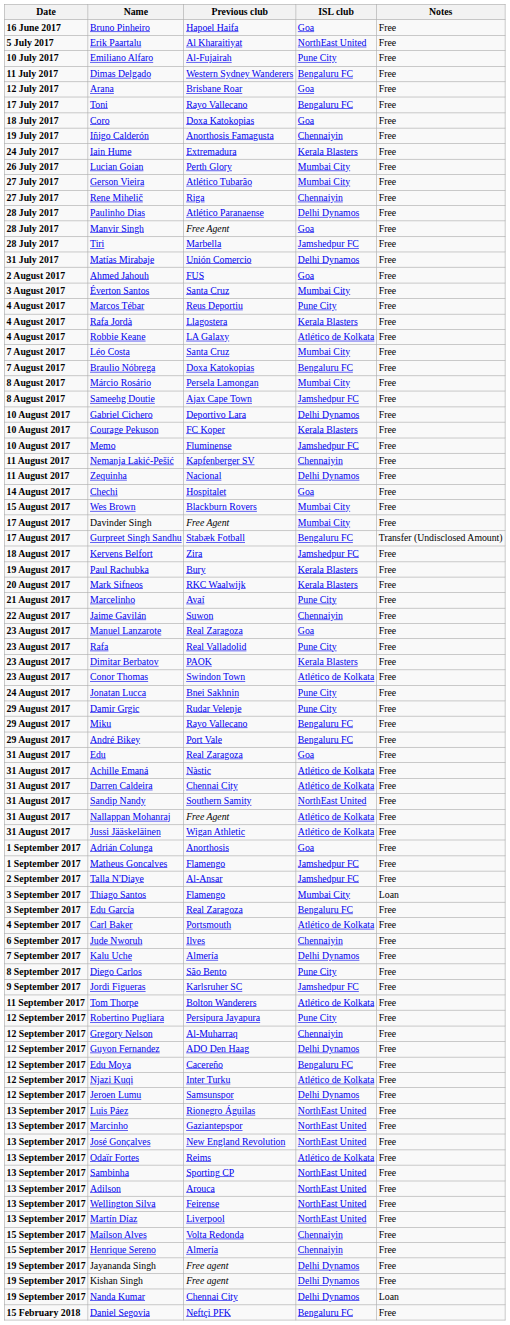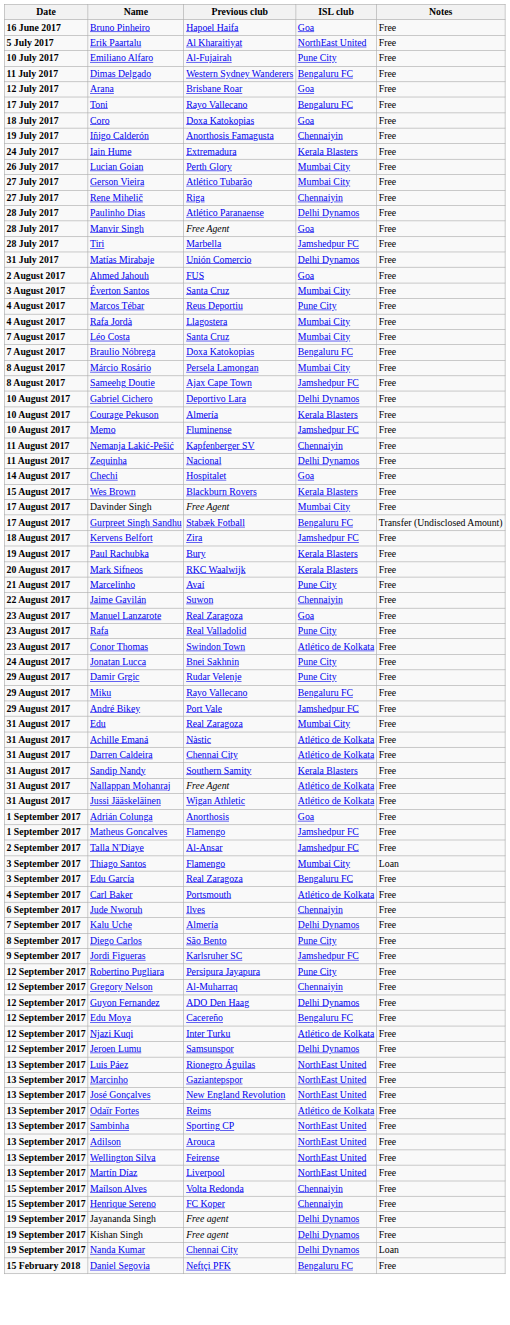(328, 321) Kerala Blasters -> (324, 321) Mumbai City
- row: (118, 337)
(206, 430) FC Koper -> (202, 414) Almería
(324, 507) Mumbai City -> (328, 492) Kerala Blasters
- row: (124, 662)
(325, 739) Bengaluru FC -> (328, 708) Jamshedpur FC
(306, 755) Goa -> (324, 724) Mumbai City
(332, 801) NorthEast United -> (328, 770) Kerala Blasters
- row: (114, 1002)
(202, 1250) Almería -> (206, 1204) FC Koper
